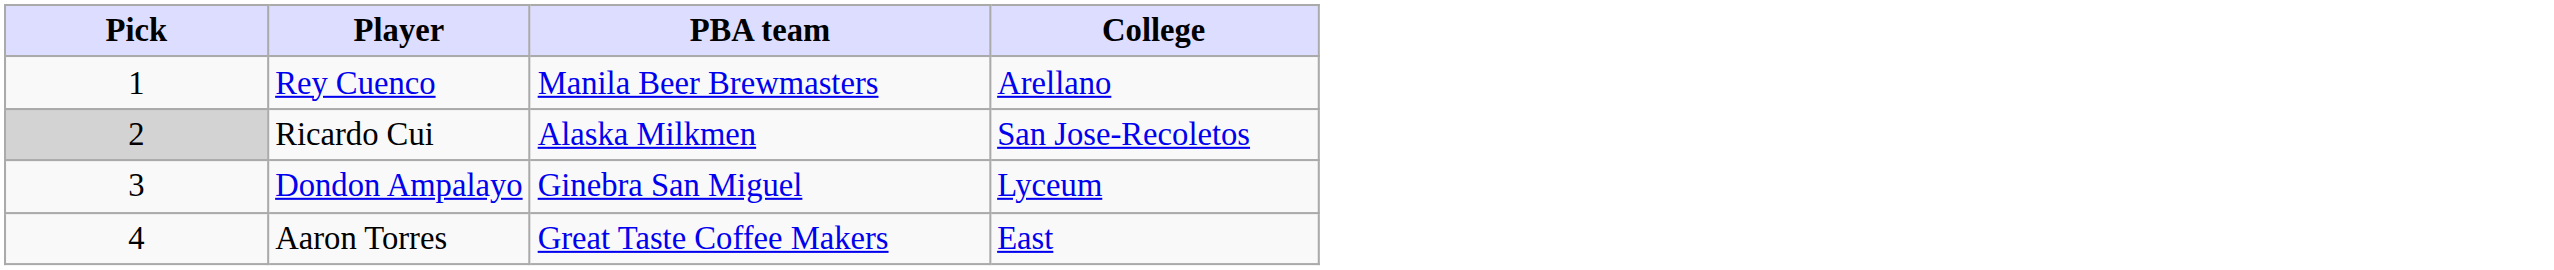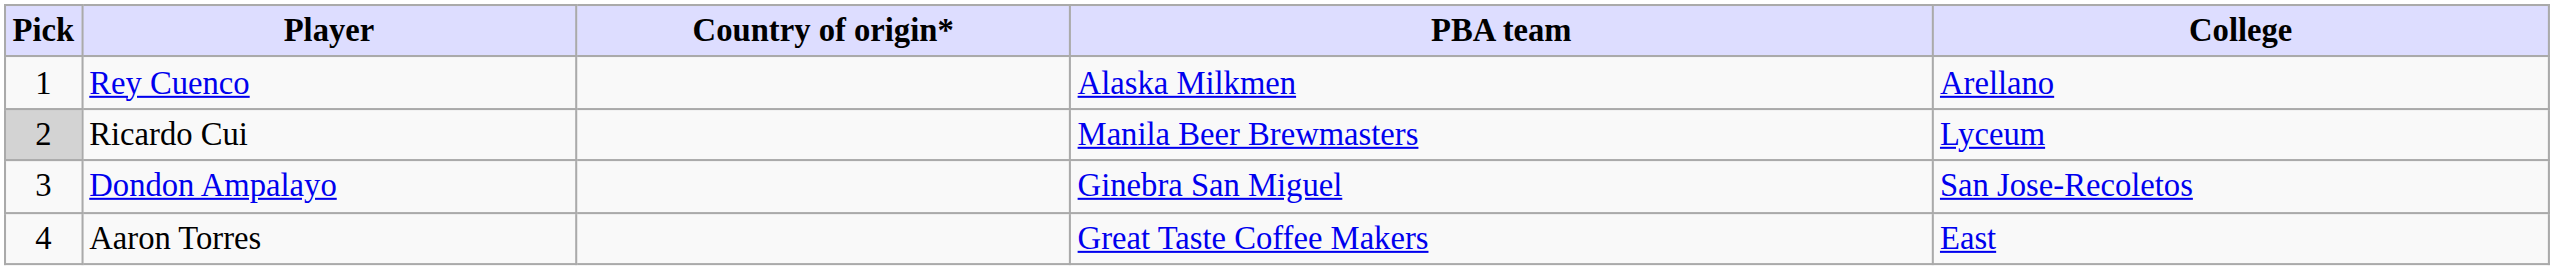+ column: (823, 30)
(708, 82) Manila Beer Brewmasters -> (1187, 82) Alaska Milkmen
(647, 133) Alaska Milkmen -> (1248, 133) Manila Beer Brewmasters
(1124, 133) San Jose-Recoletos -> (1993, 133) Lyceum
(1050, 185) Lyceum -> (2066, 185) San Jose-Recoletos
